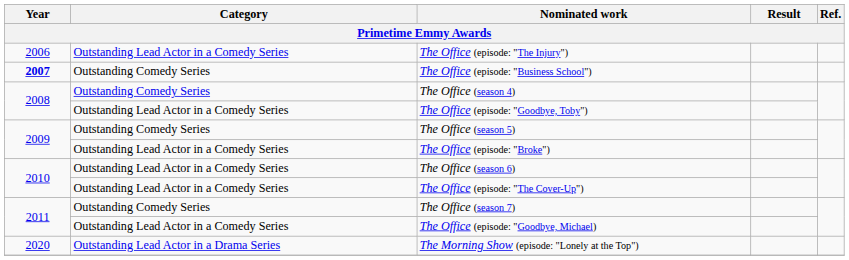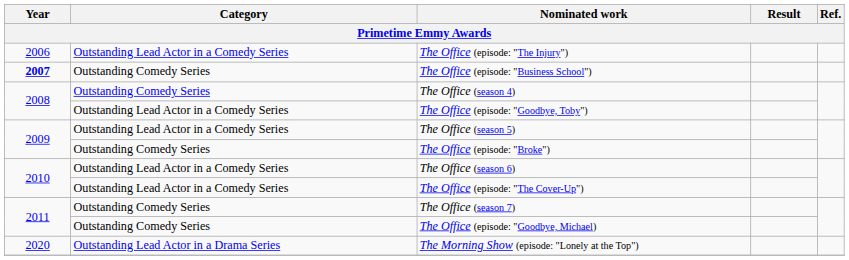(142, 129) Outstanding Comedy Series -> (181, 129) Outstanding Lead Actor in a Comedy Series
(181, 149) Outstanding Lead Actor in a Comedy Series -> (142, 149) Outstanding Comedy Series
(181, 226) Outstanding Lead Actor in a Comedy Series -> (142, 226) Outstanding Comedy Series
